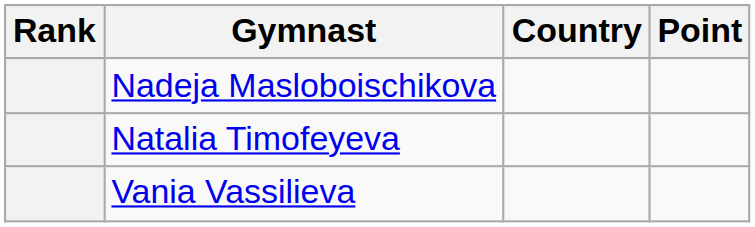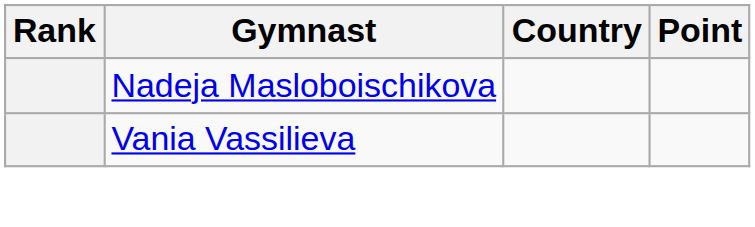- row: (256, 138)
